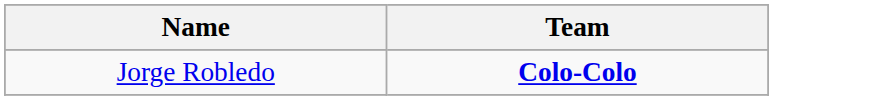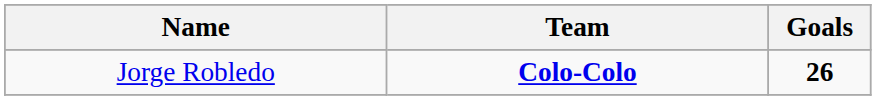+ column: (820, 27)
